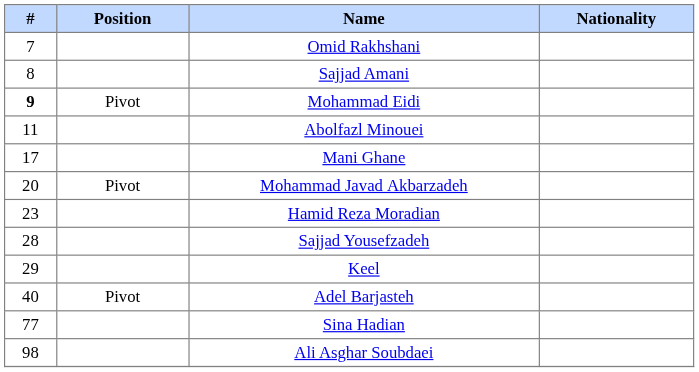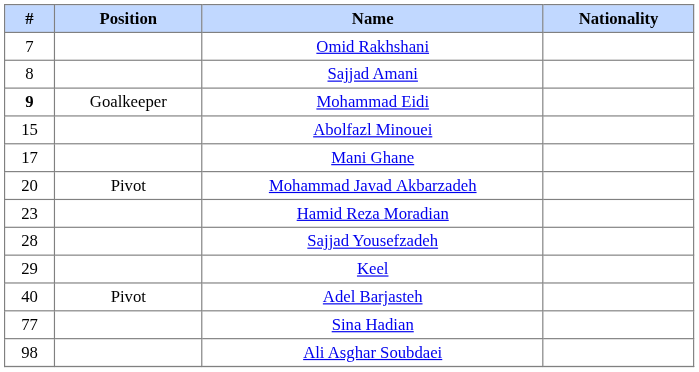(123, 101) Pivot -> (128, 101) Goalkeeper
(30, 129) 11 -> (30, 129) 15
